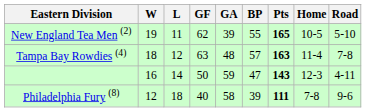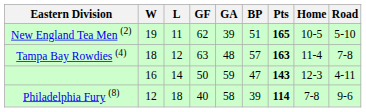(255, 34) 55 -> (255, 34) 51
(281, 96) 111 -> (281, 96) 114
